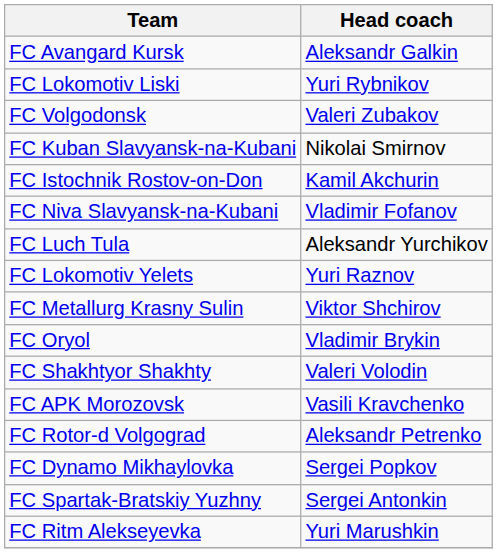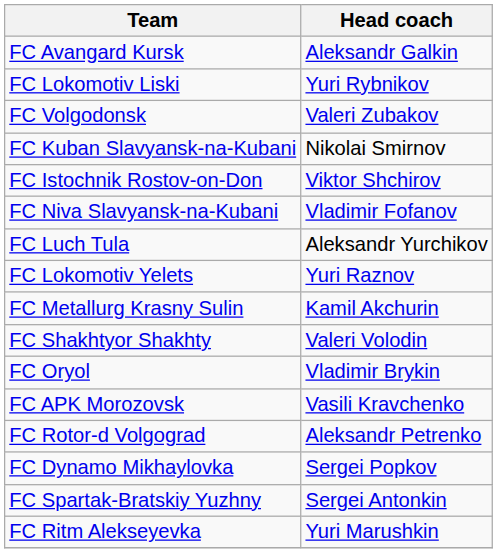(372, 180) Kamil Akchurin -> (373, 180) Viktor Shchirov
(373, 308) Viktor Shchirov -> (372, 308) Kamil Akchurin
rows swapped: (50, 340) <-> (110, 372)
